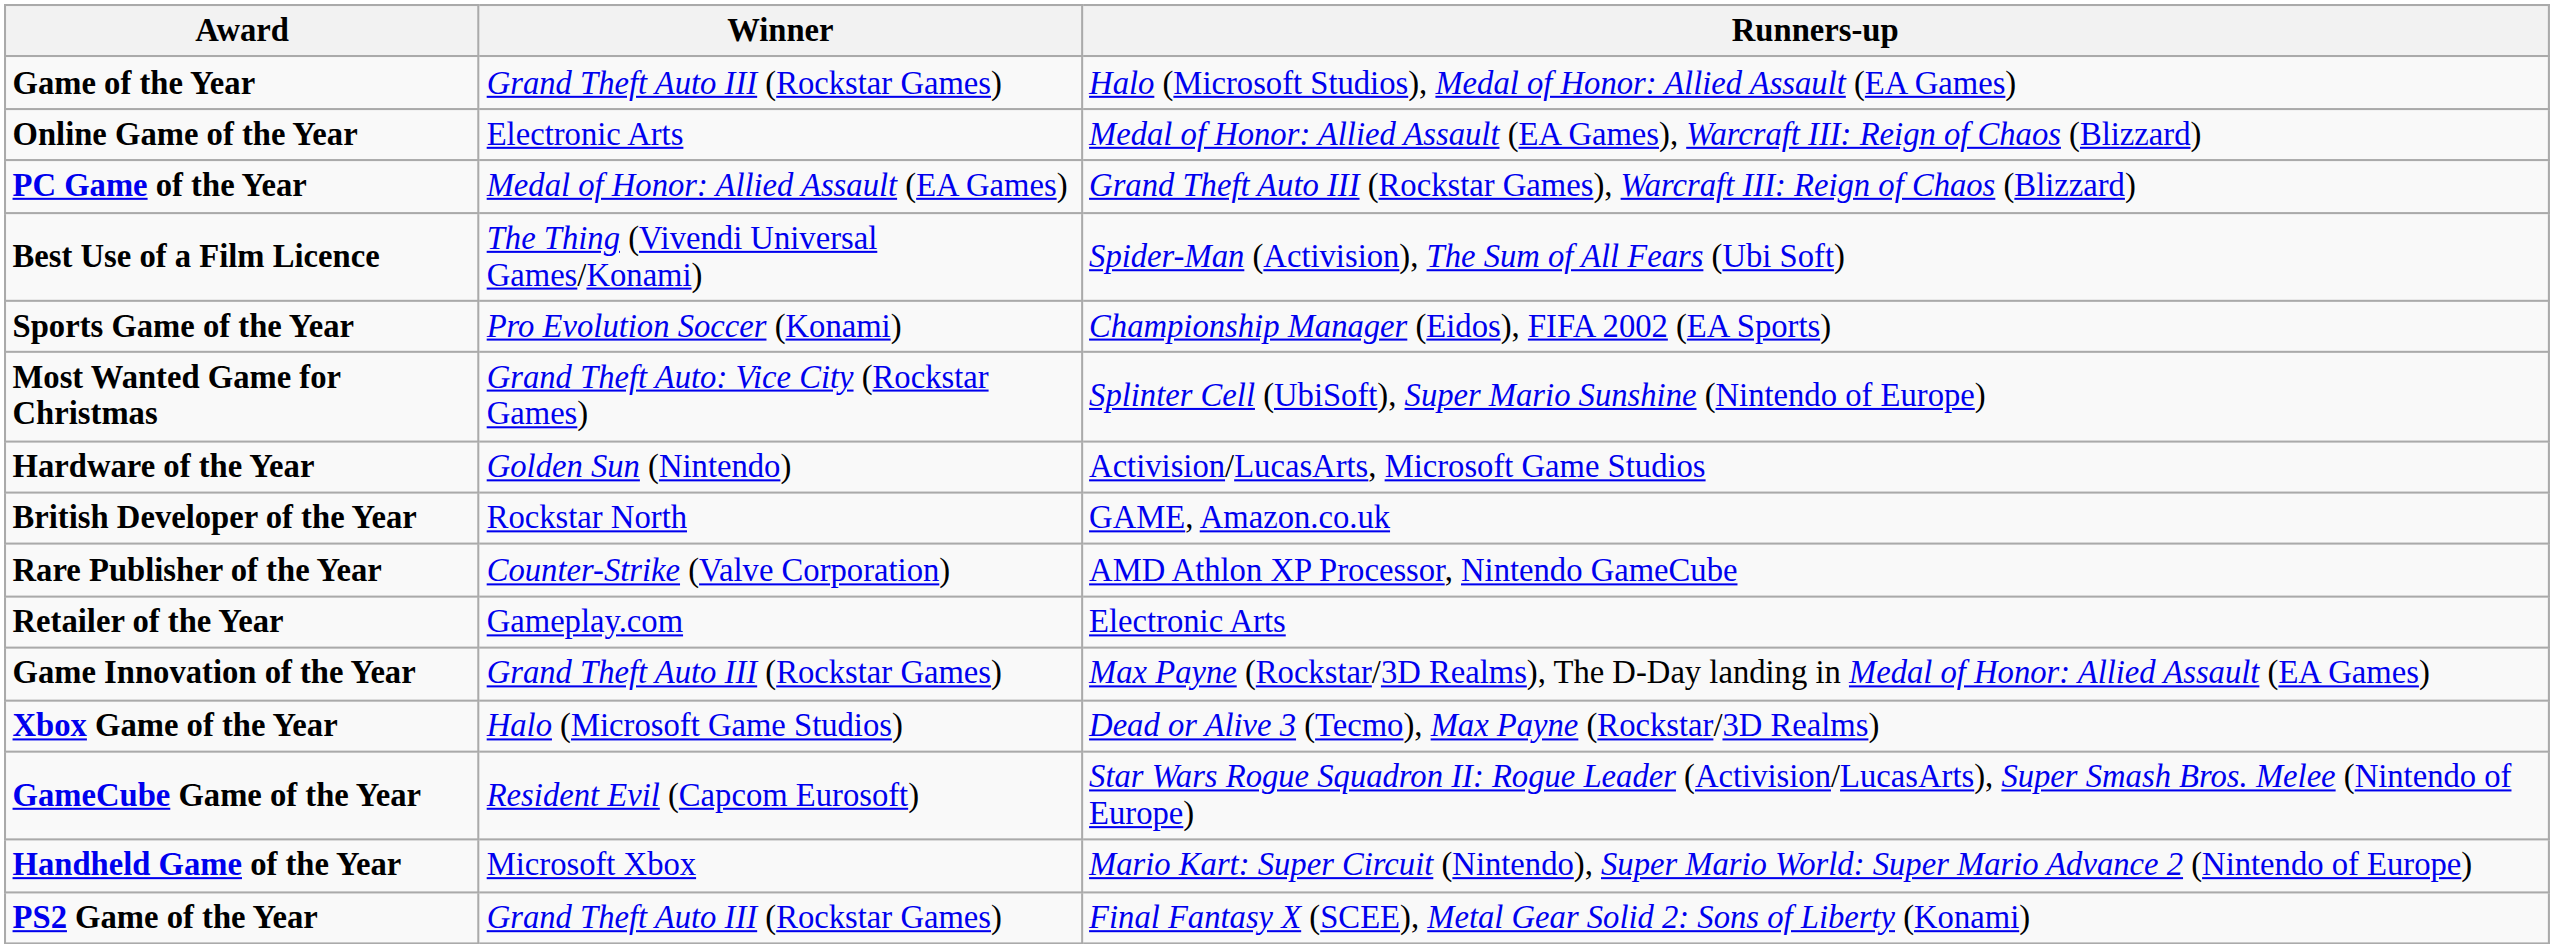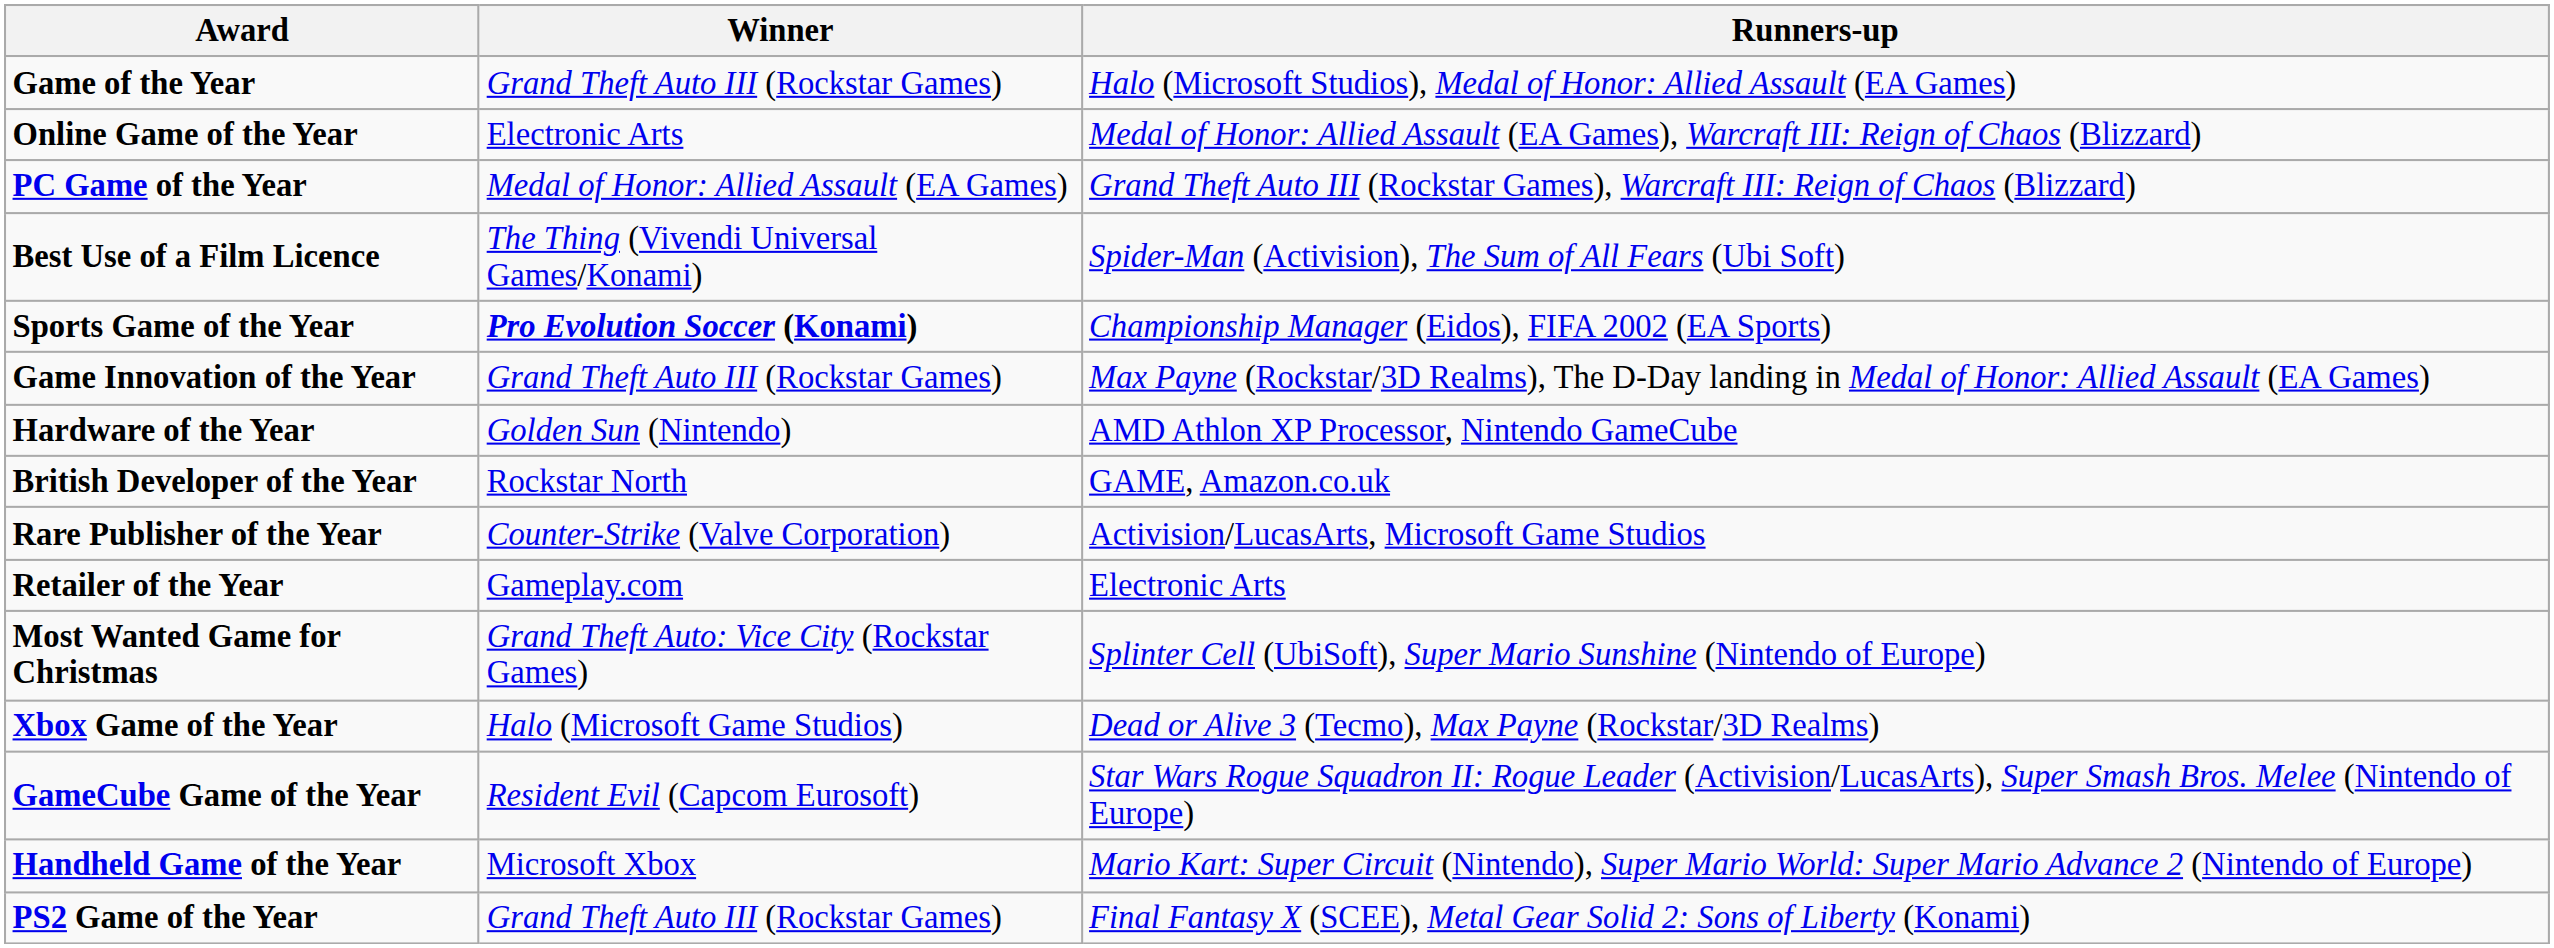(694, 325) normal -> (702, 325) bold
rows swapped: (214, 673) <-> (176, 396)
(1397, 466) Activision/LucasArts, Microsoft Game Studios -> (1413, 429) AMD Athlon XP Processor, Nintendo GameCube
(1413, 569) AMD Athlon XP Processor, Nintendo GameCube -> (1397, 532) Activision/LucasArts, Microsoft Game Studios
